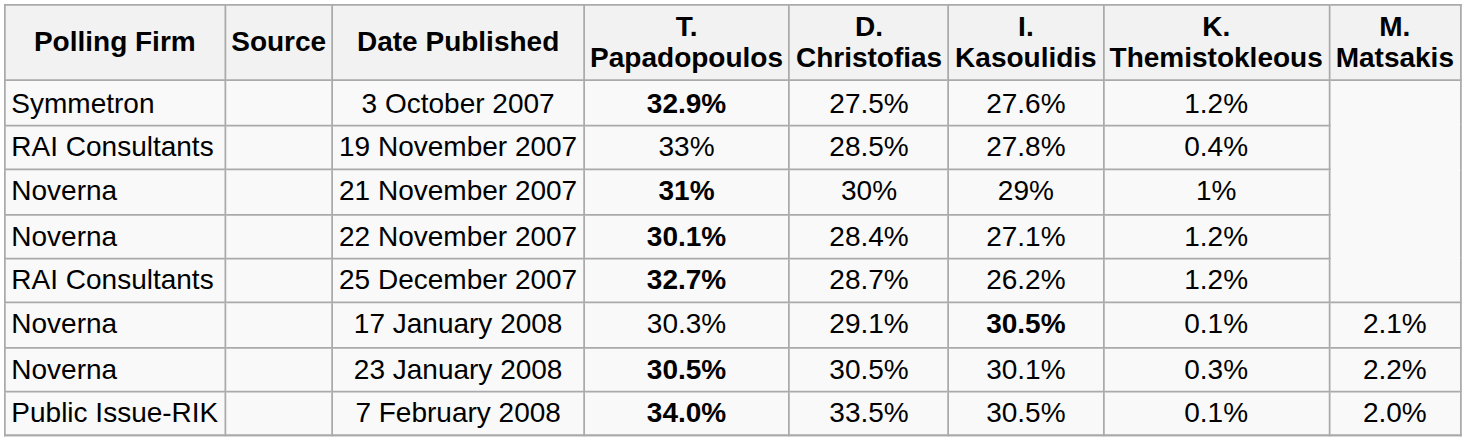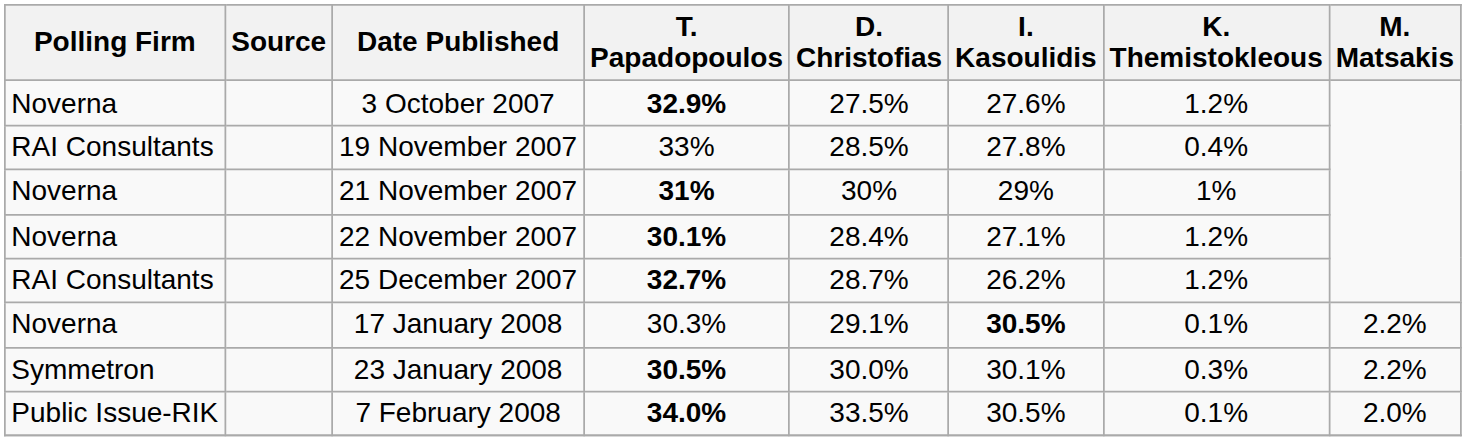(83, 102) Symmetron -> (64, 102) Noverna
(1395, 324) 2.1% -> (1395, 324) 2.2%
(64, 369) Noverna -> (83, 369) Symmetron
(869, 369) 30.5% -> (869, 369) 30.0%
